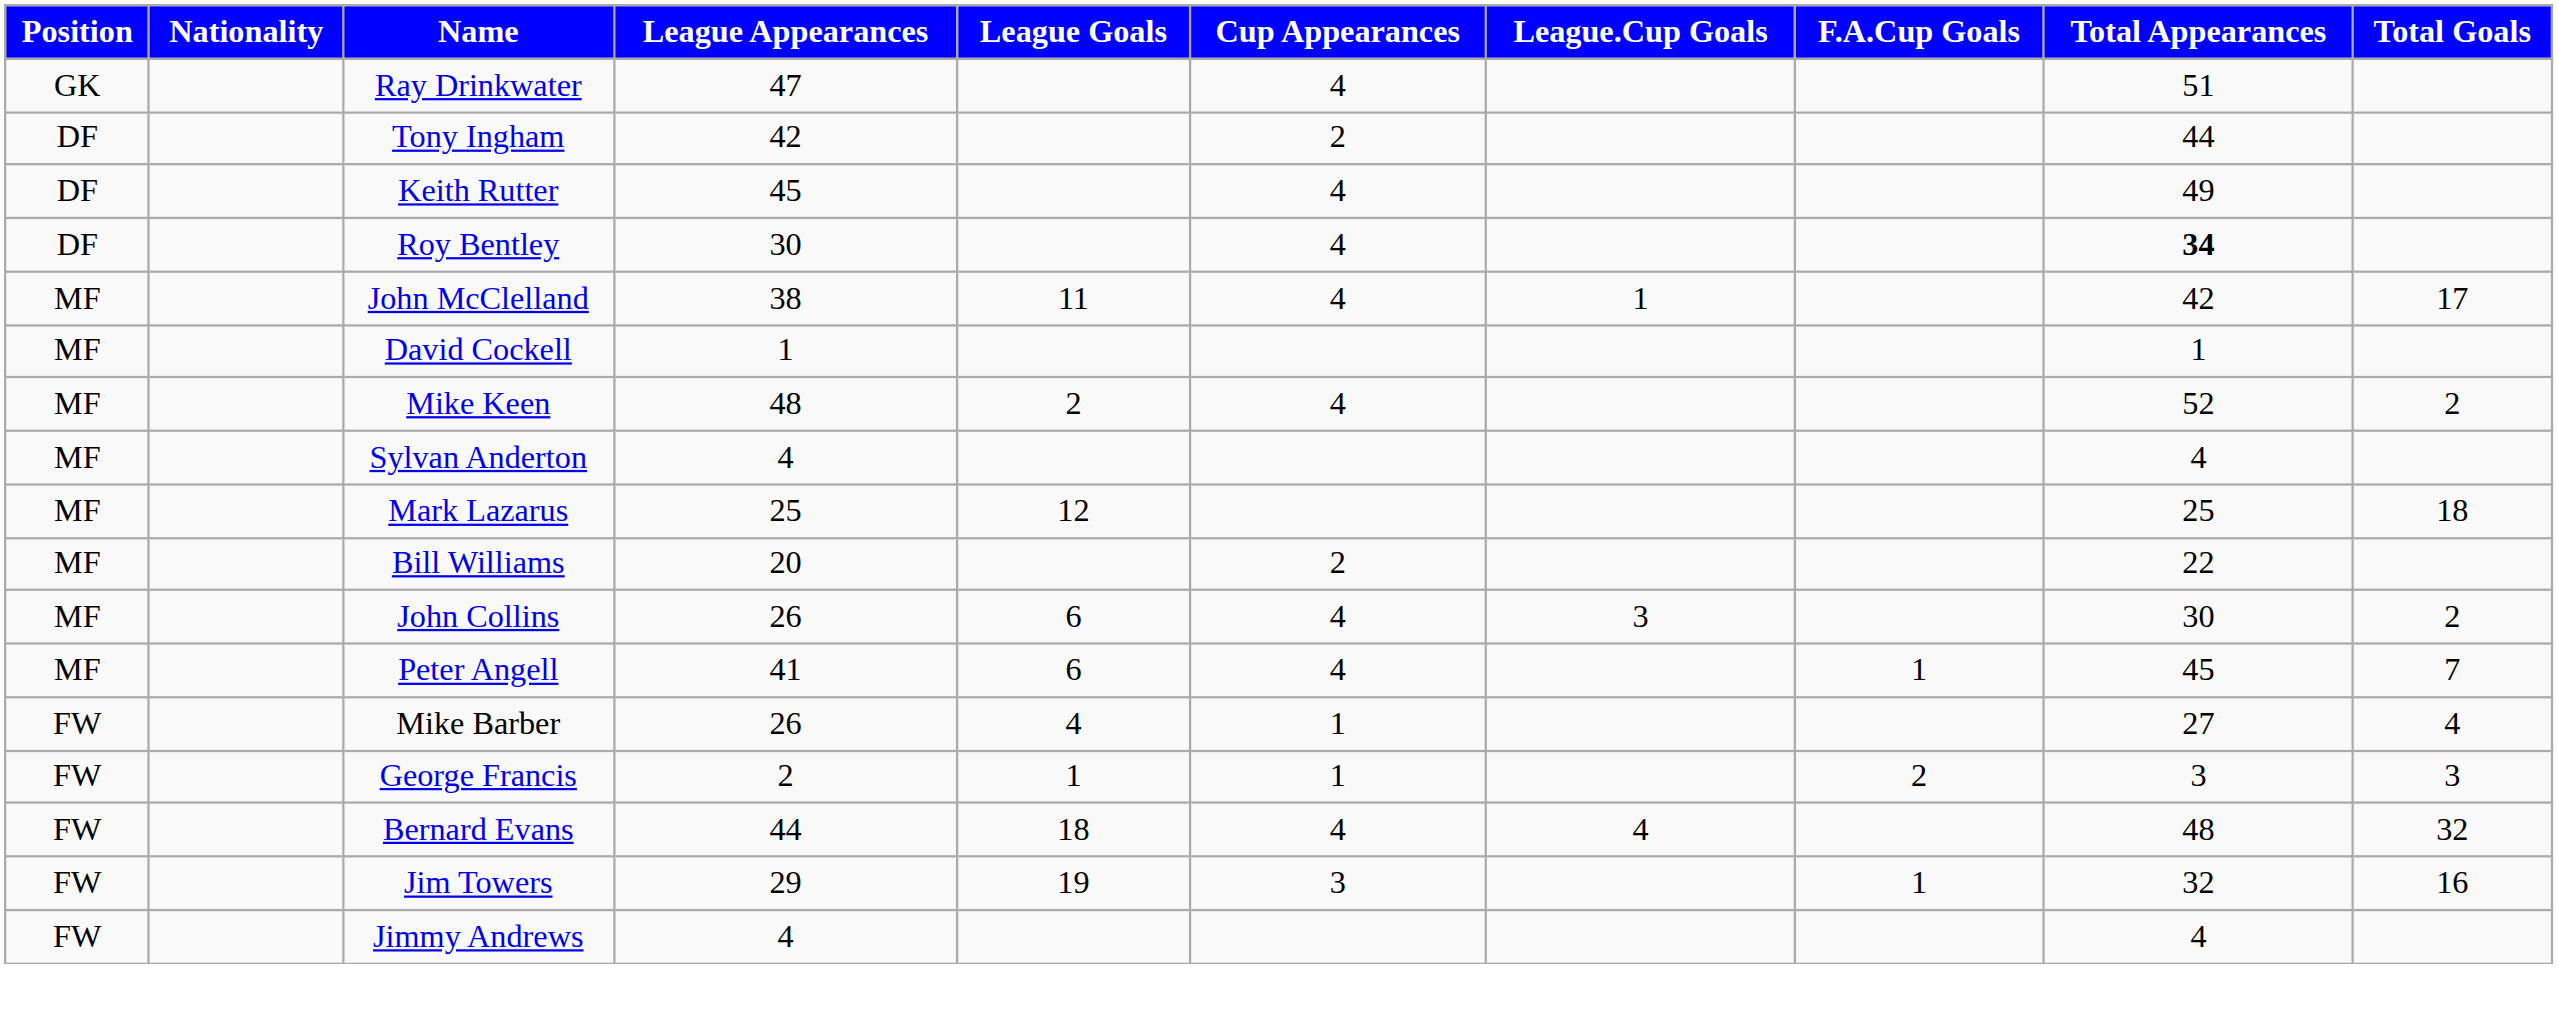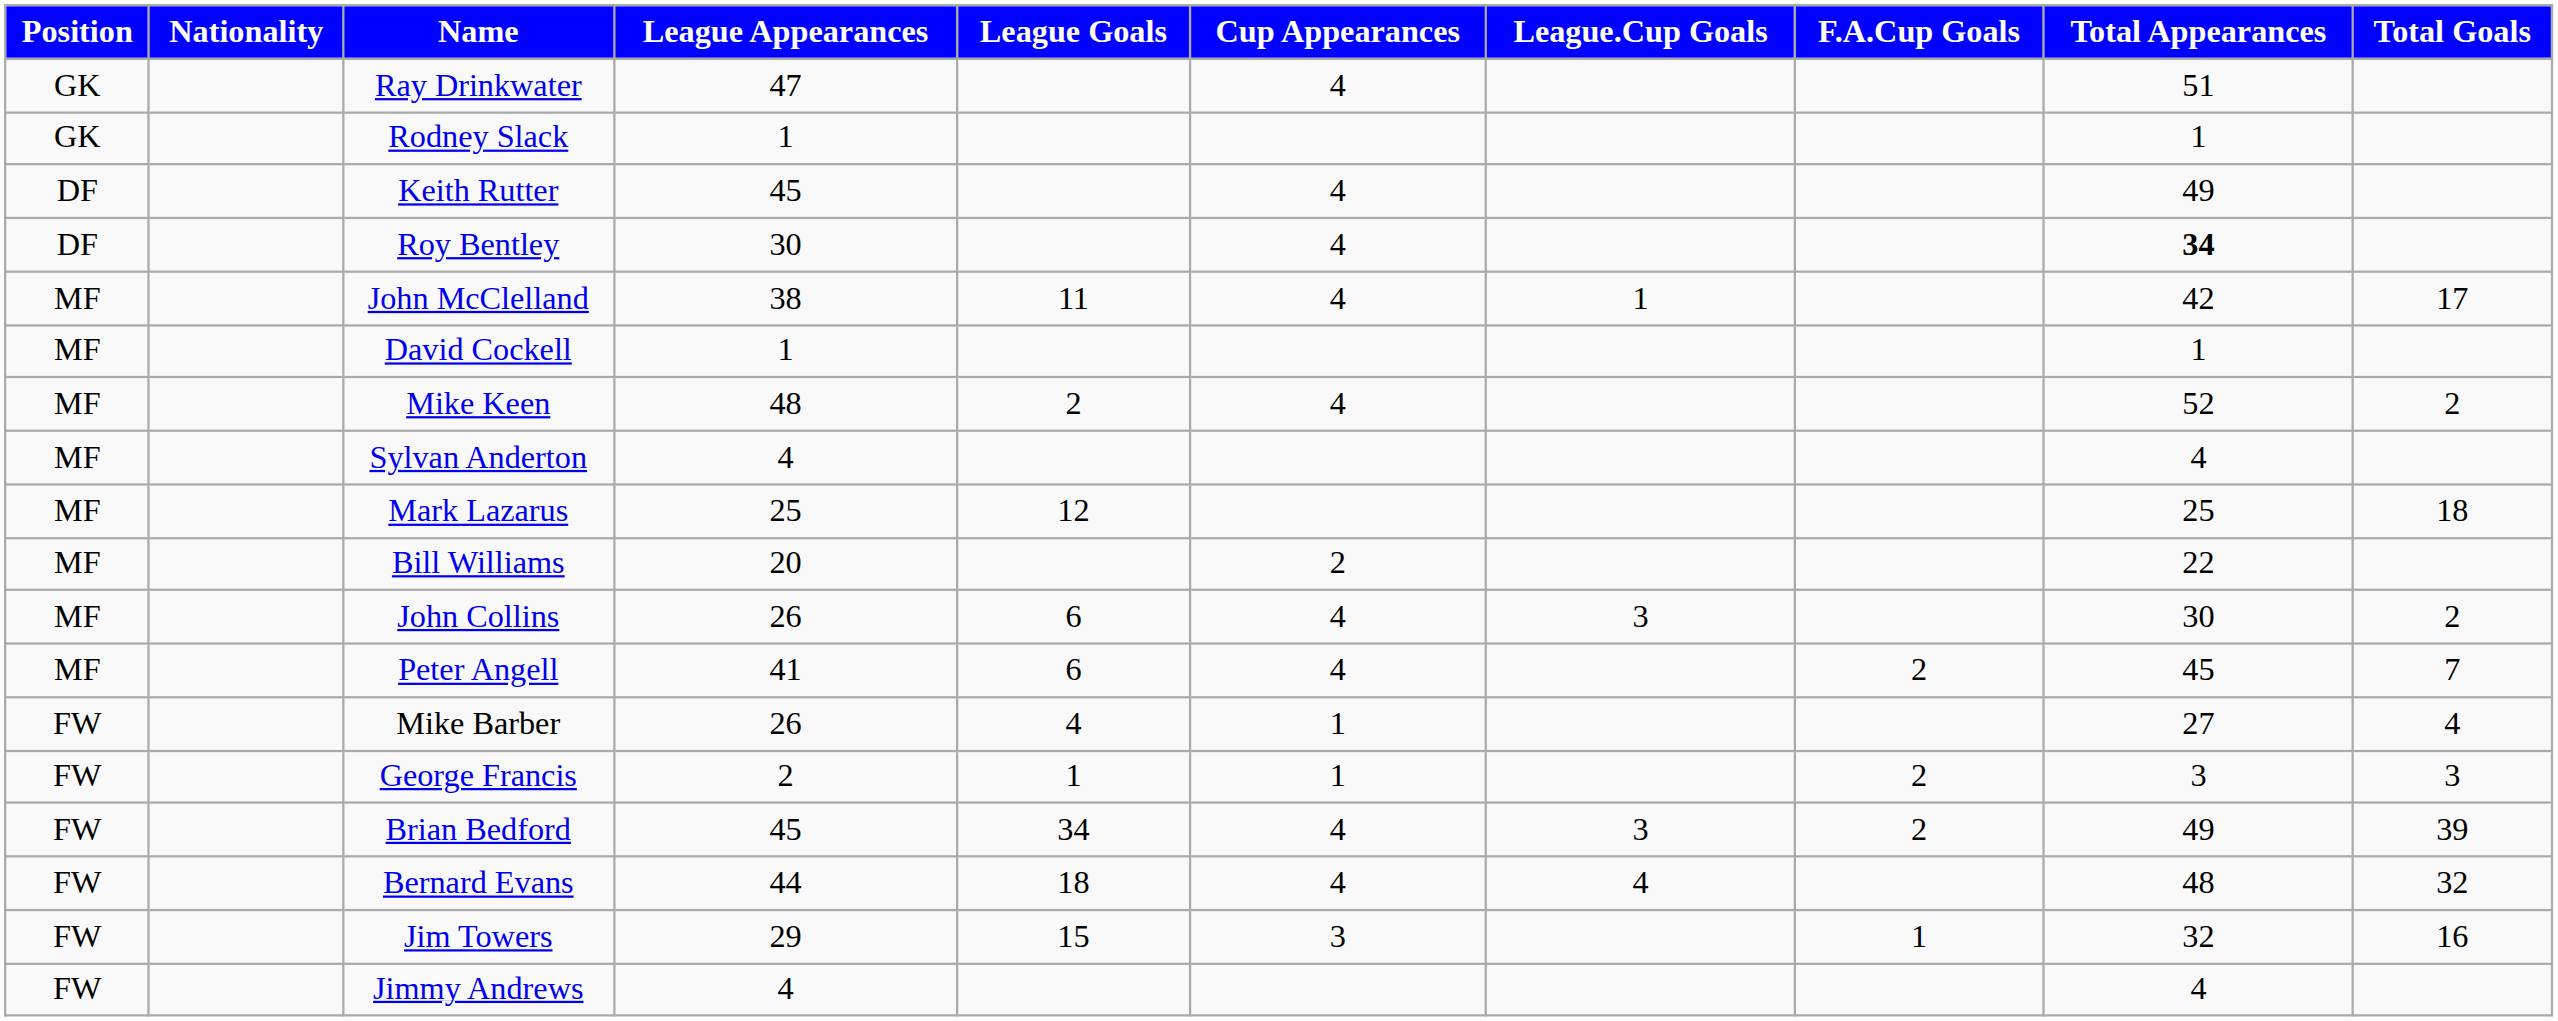+ row: (478, 137)
- row: (478, 137)
(1919, 669) 1 -> (1919, 669) 2
+ row: (478, 829)
(1073, 882) 19 -> (1073, 935) 15
